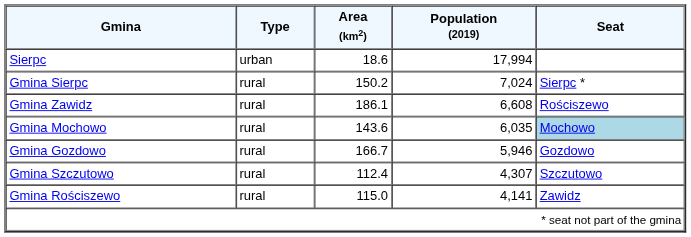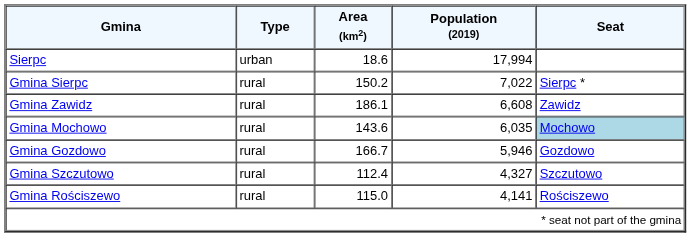(516, 82) 7,024 -> (516, 82) 7,022
(574, 105) Rościszewo -> (560, 105) Zawidz
(516, 173) 4,307 -> (516, 173) 4,327
(560, 196) Zawidz -> (574, 196) Rościszewo
